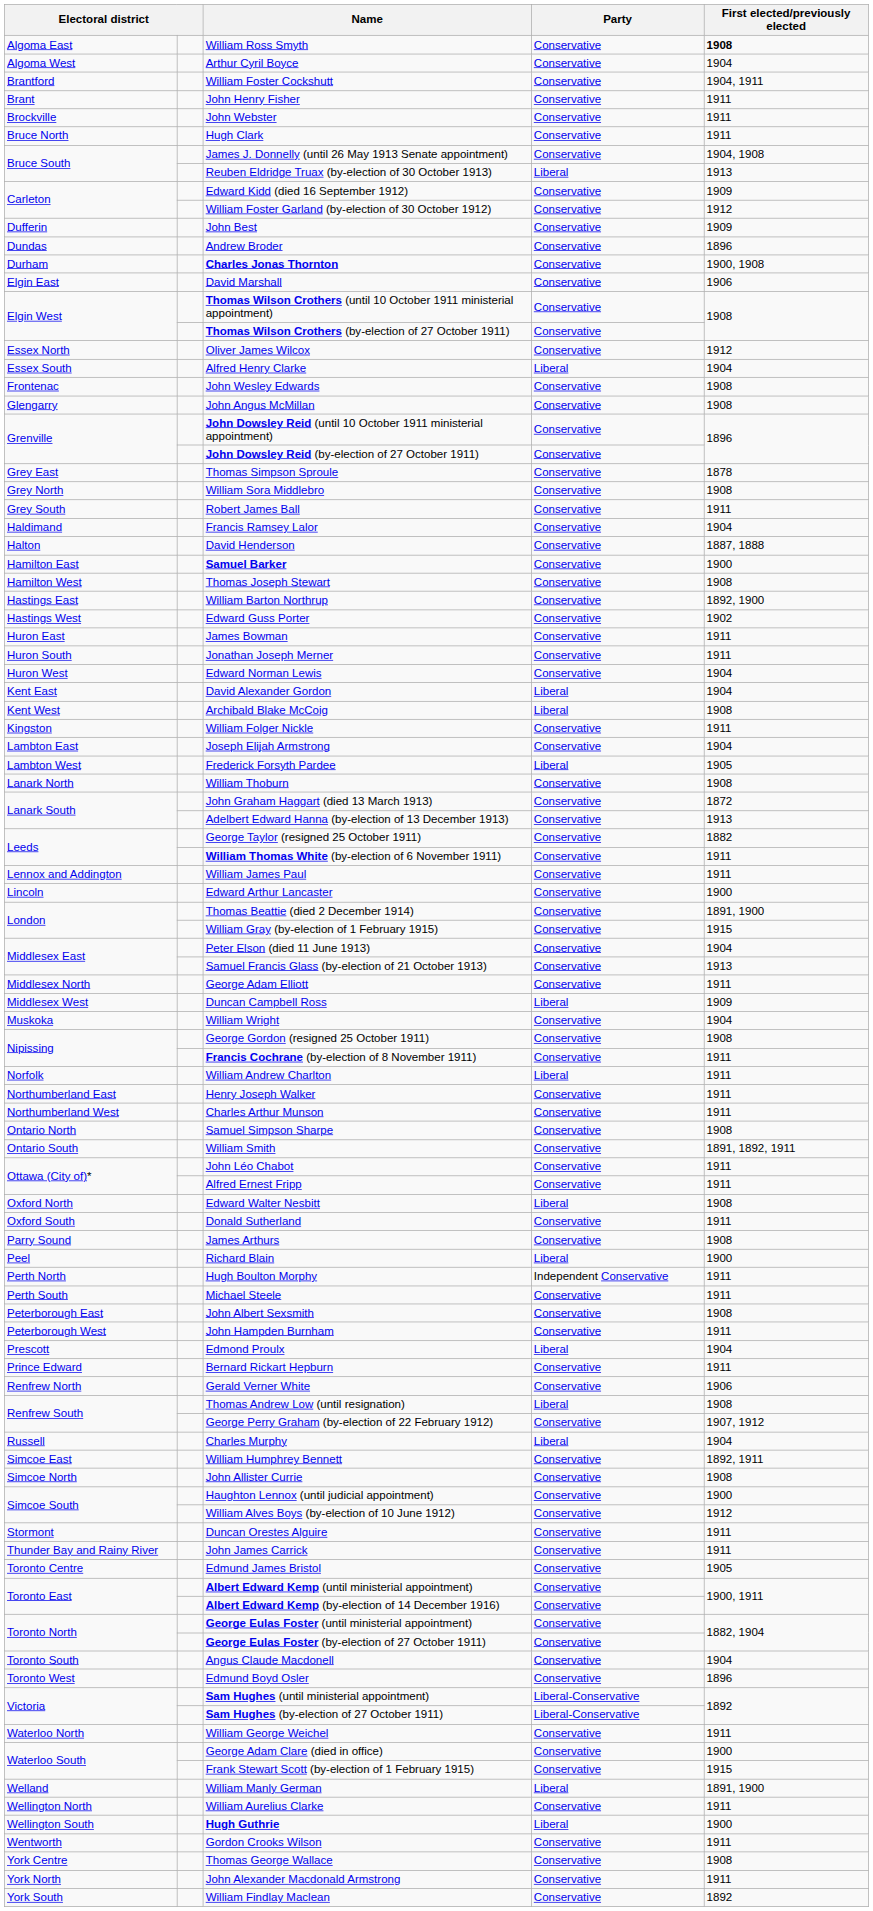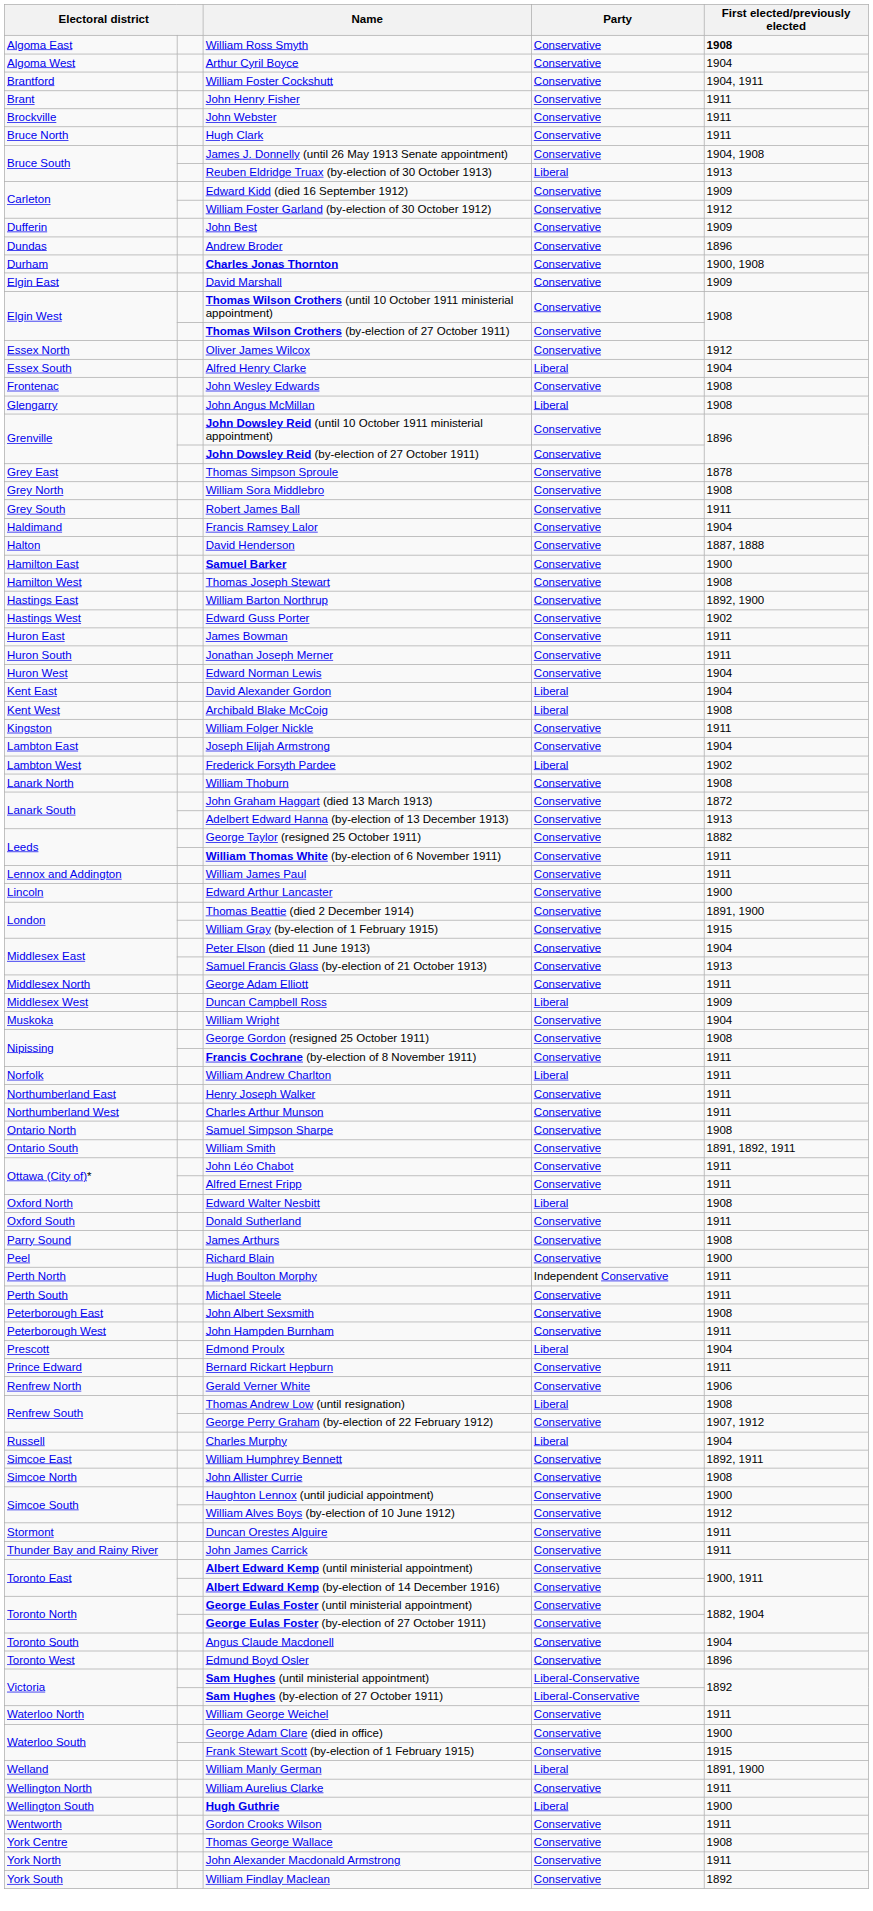(719, 282) 1906 -> (719, 282) 1909
(567, 404) Conservative -> (551, 404) Liberal
(719, 765) 1905 -> (719, 765) 1902
(551, 1258) Liberal -> (567, 1258) Conservative
- row: (263, 1568)
